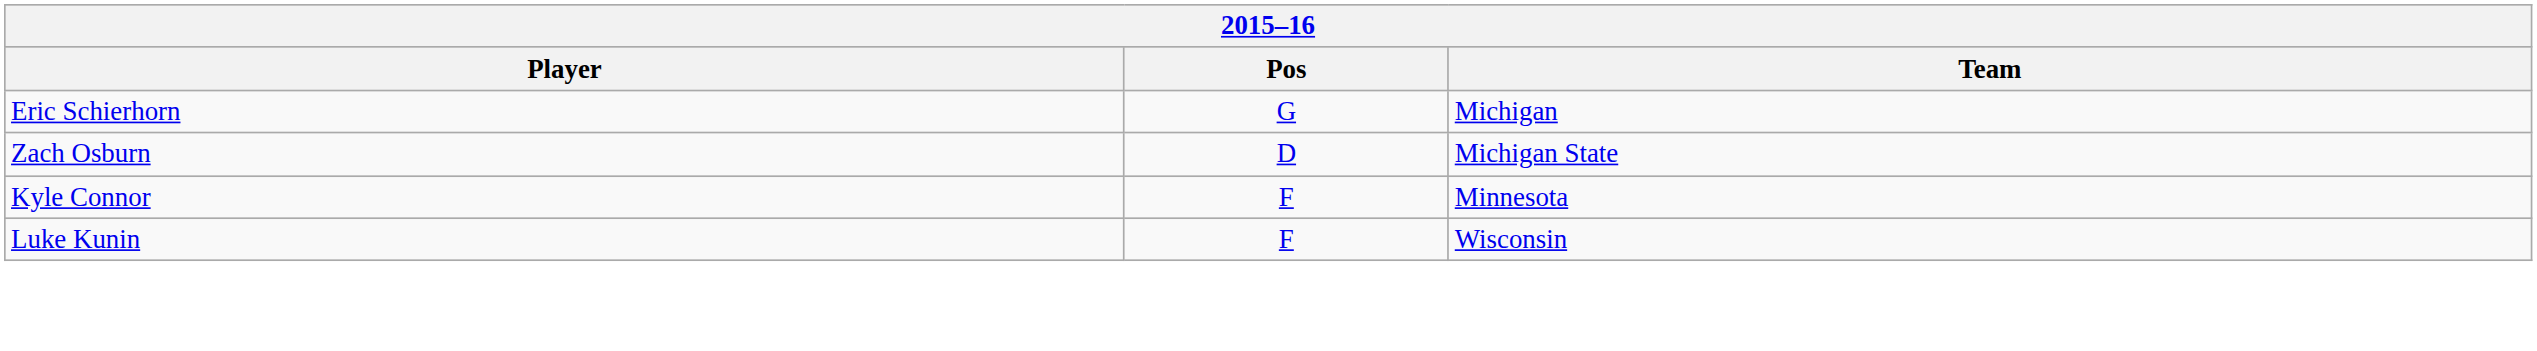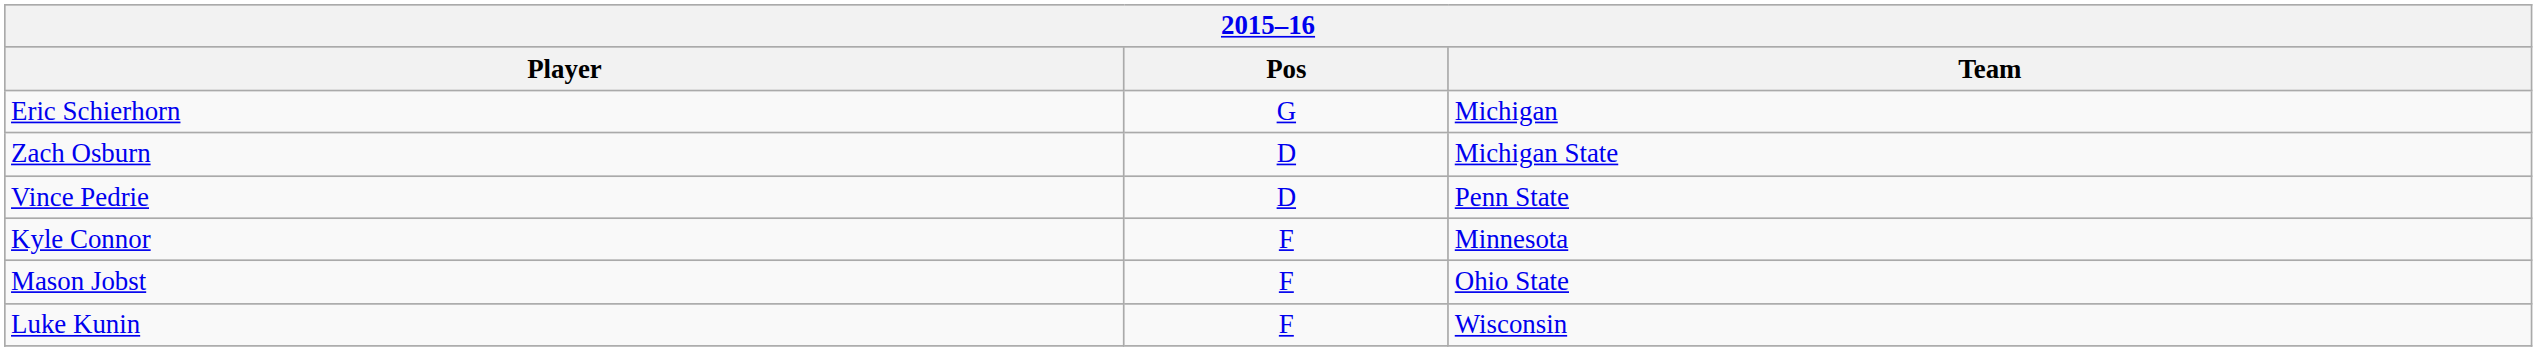+ row: (80, 196)
+ row: (79, 281)
